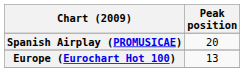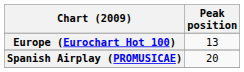rows swapped: (95, 59) <-> (95, 42)
